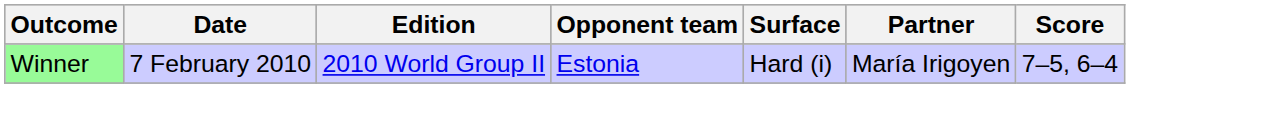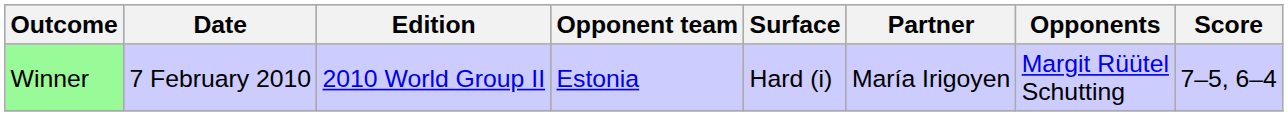+ column: (1095, 25)
